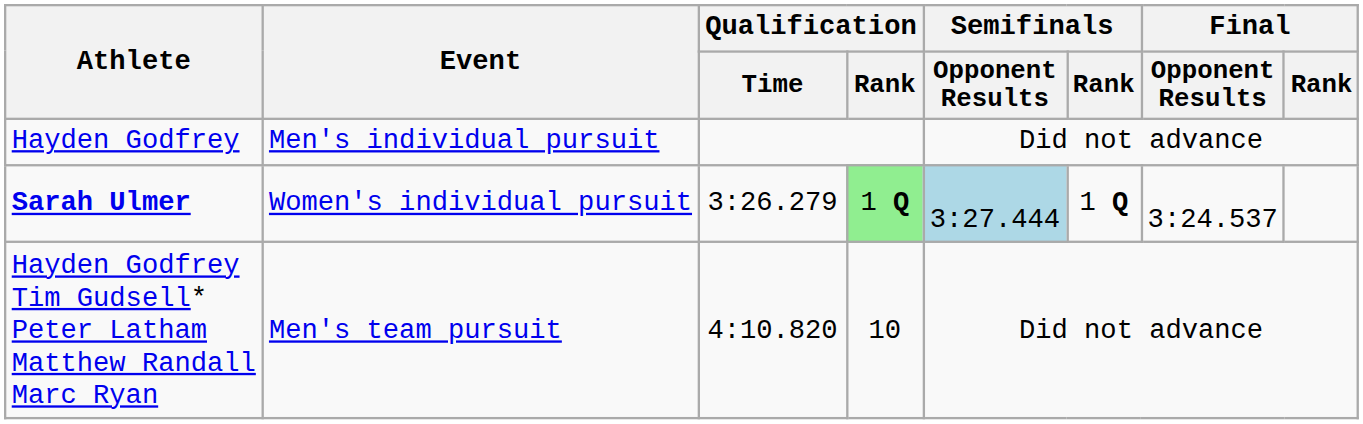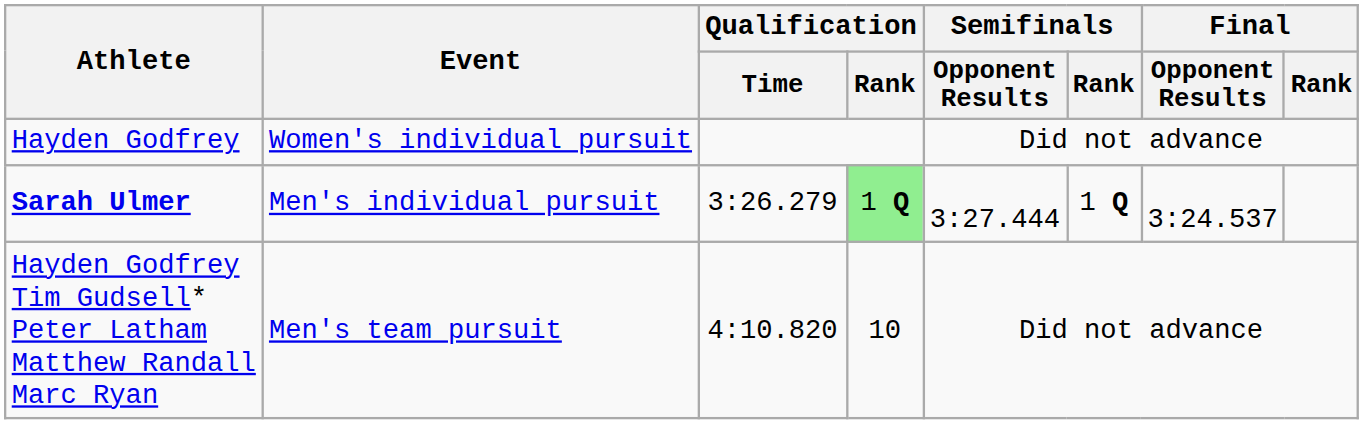(464, 142) Men's individual pursuit -> (480, 142) Women's individual pursuit
(480, 203) Women's individual pursuit -> (464, 203) Men's individual pursuit
(995, 220) lightblue background -> (995, 220) no background
